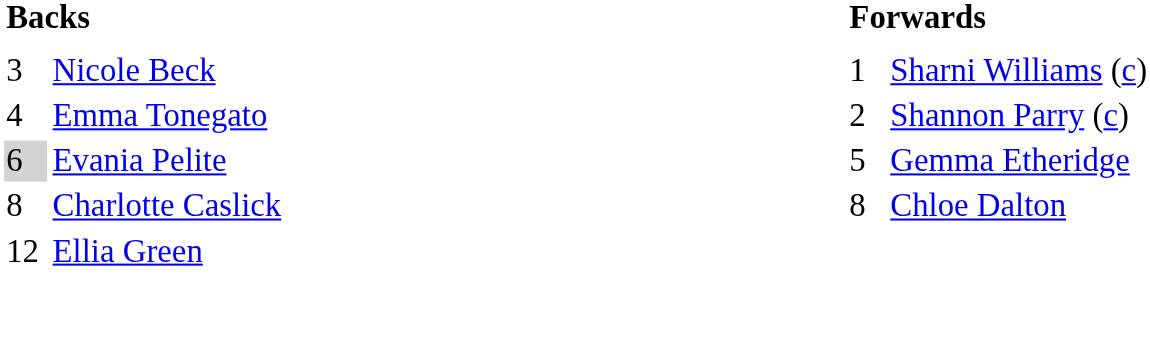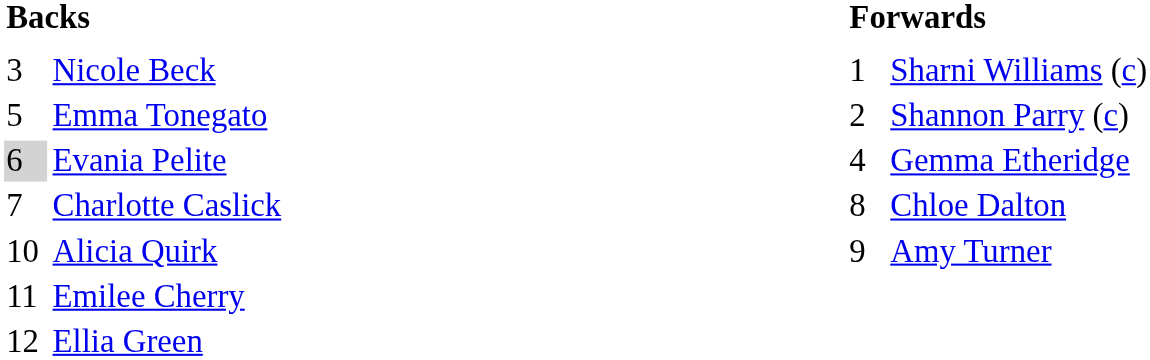(14, 115) 4 -> (14, 115) 5
(858, 160) 5 -> (858, 160) 4
(14, 205) 8 -> (14, 205) 7
+ row: (135, 250)
+ row: (149, 295)
